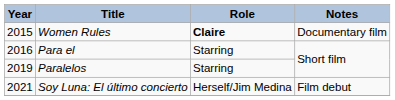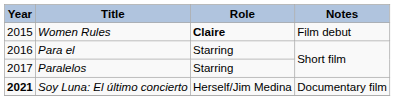(342, 32) Documentary film -> (324, 32) Film debut
(20, 69) 2019 -> (20, 69) 2017
(20, 87) normal -> (20, 87) bold
(324, 87) Film debut -> (342, 87) Documentary film
